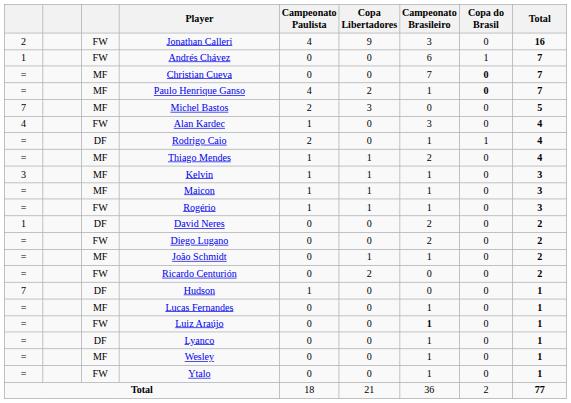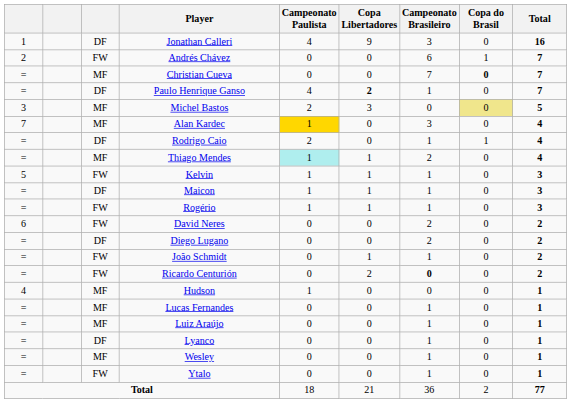(24, 41) 2 -> (24, 41) 1
(100, 41) FW -> (100, 41) DF
(24, 58) 1 -> (24, 58) 2
(100, 91) MF -> (100, 91) DF
(369, 91) normal -> (369, 91) bold
(486, 91) bold -> (486, 91) normal
(24, 108) 7 -> (24, 108) 3
(486, 108) no background -> (486, 108) khaki background
(24, 124) 4 -> (24, 124) 7
(100, 124) FW -> (100, 124) MF
(309, 124) no background -> (309, 124) gold background
(309, 158) no background -> (309, 158) paleturquoise background
(24, 174) 3 -> (24, 174) 5
(100, 174) MF -> (100, 174) FW
(100, 191) MF -> (100, 191) DF
(24, 224) 1 -> (24, 224) 6
(100, 224) DF -> (100, 224) FW
(100, 241) FW -> (100, 241) DF
(100, 257) MF -> (100, 257) FW
(429, 274) normal -> (429, 274) bold
(24, 291) 7 -> (24, 291) 4
(100, 291) DF -> (100, 291) MF
(100, 324) FW -> (100, 324) MF
(429, 324) bold -> (429, 324) normal
